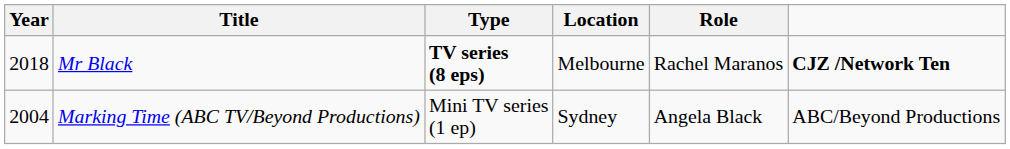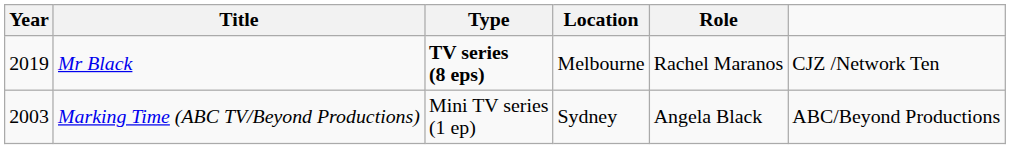(29, 62) 2018 -> (29, 62) 2019
(871, 62) bold -> (866, 62) normal
(29, 116) 2004 -> (29, 116) 2003
